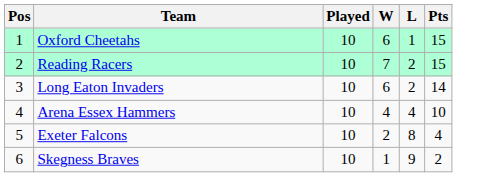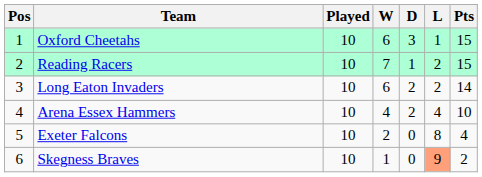+ column: (412, 16)
(412, 159) no background -> (438, 159) lightsalmon background
